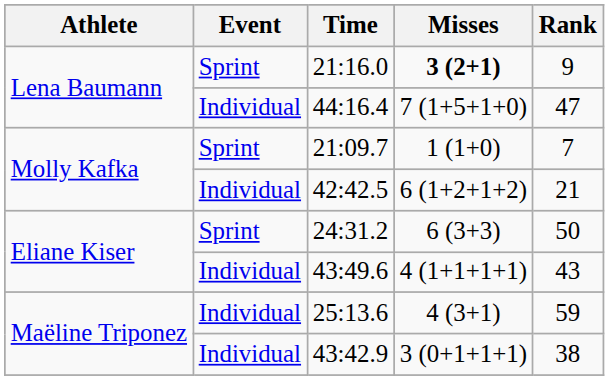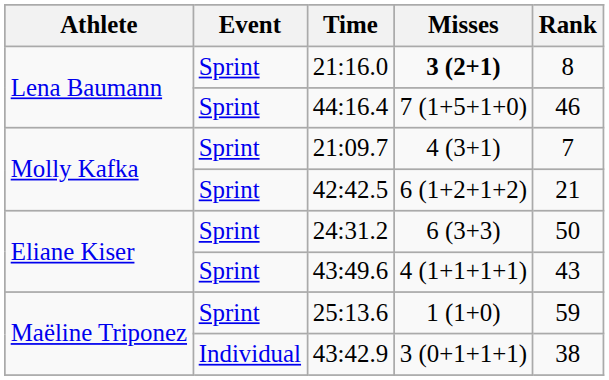(568, 66) 9 -> (568, 66) 8
(250, 107) Individual -> (229, 107) Sprint
(568, 107) 47 -> (568, 107) 46
(463, 148) 1 (1+0) -> (463, 148) 4 (3+1)
(250, 189) Individual -> (229, 189) Sprint
(250, 271) Individual -> (229, 271) Sprint
(250, 313) Individual -> (229, 313) Sprint
(463, 313) 4 (3+1) -> (463, 313) 1 (1+0)
